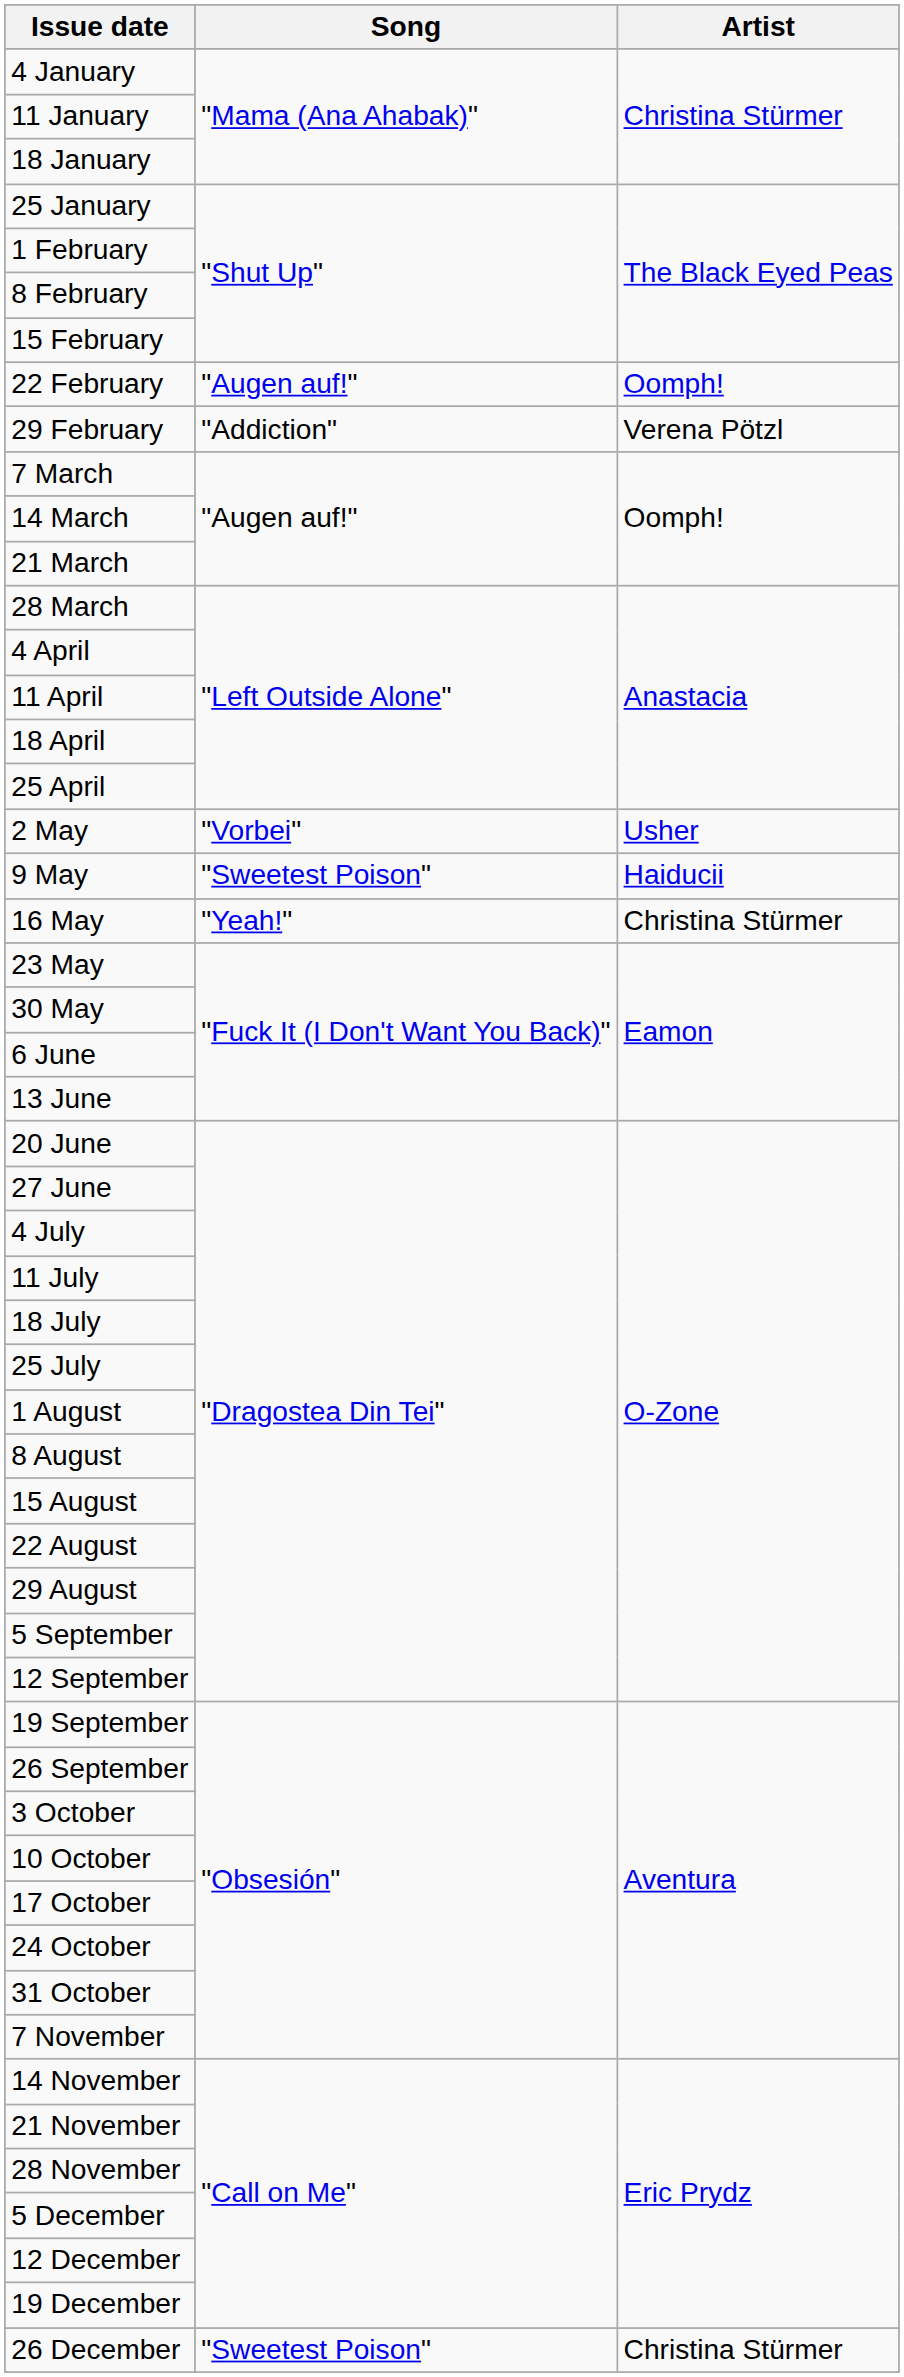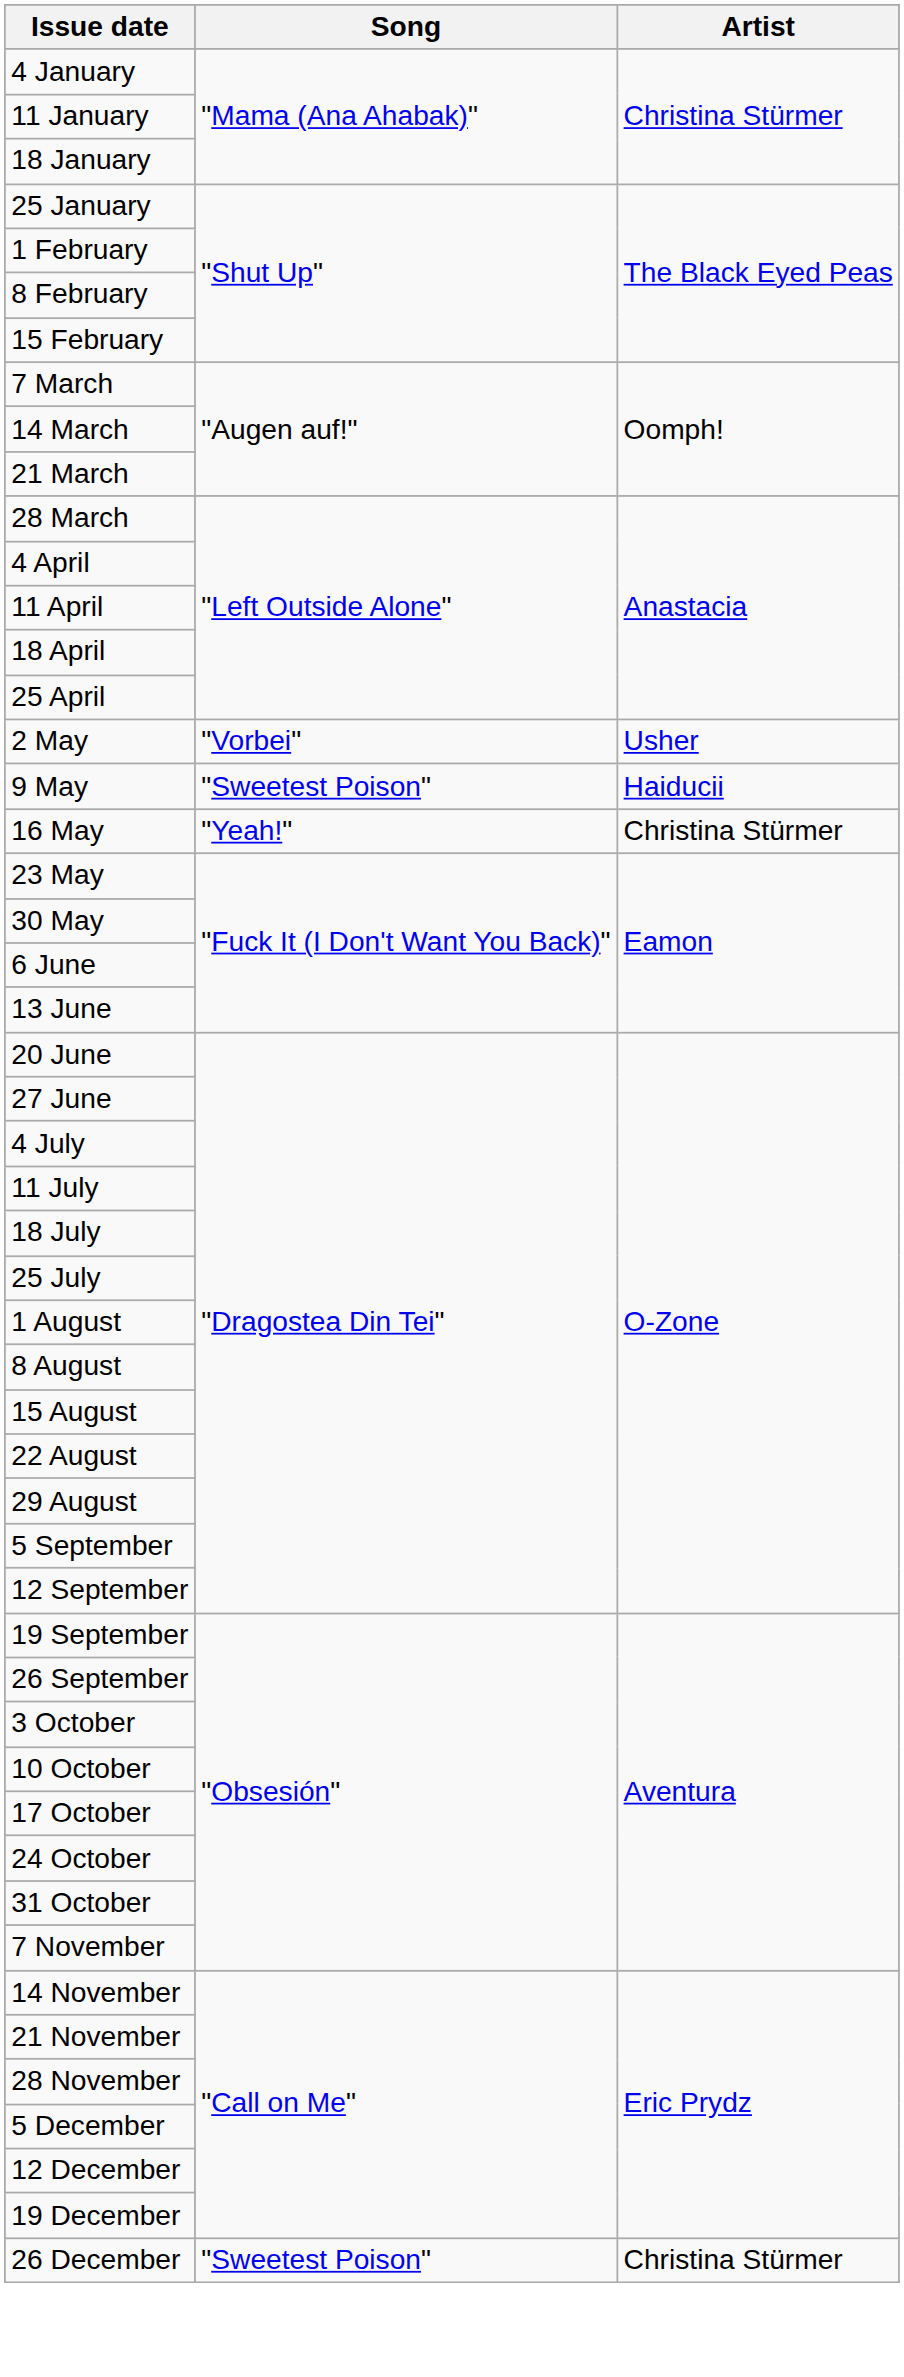- row: (87, 384)
- row: (87, 428)
